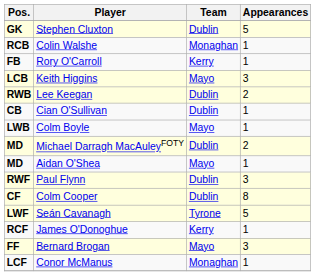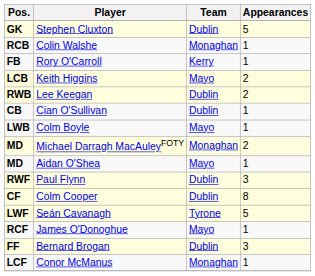(246, 78) 3 -> (246, 78) 2
(204, 146) Dublin -> (213, 146) Monaghan
(201, 229) Kerry -> (202, 229) Mayo
(202, 246) Mayo -> (204, 246) Dublin
